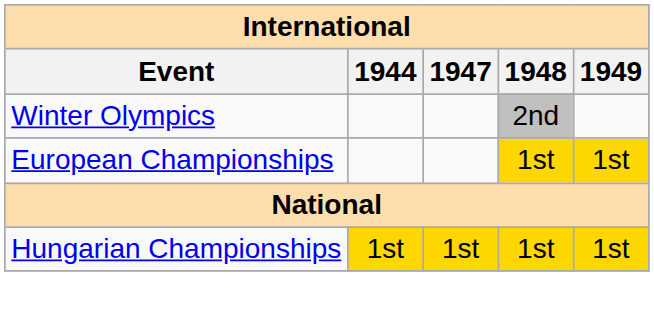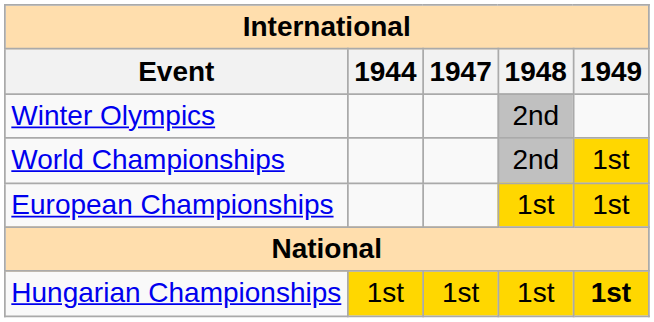+ row: (148, 159)
(611, 248) normal -> (611, 293) bold
